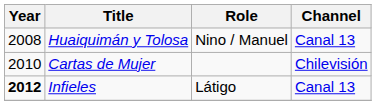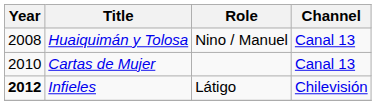(331, 64) Chilevisión -> (325, 64) Canal 13
(325, 87) Canal 13 -> (331, 87) Chilevisión
